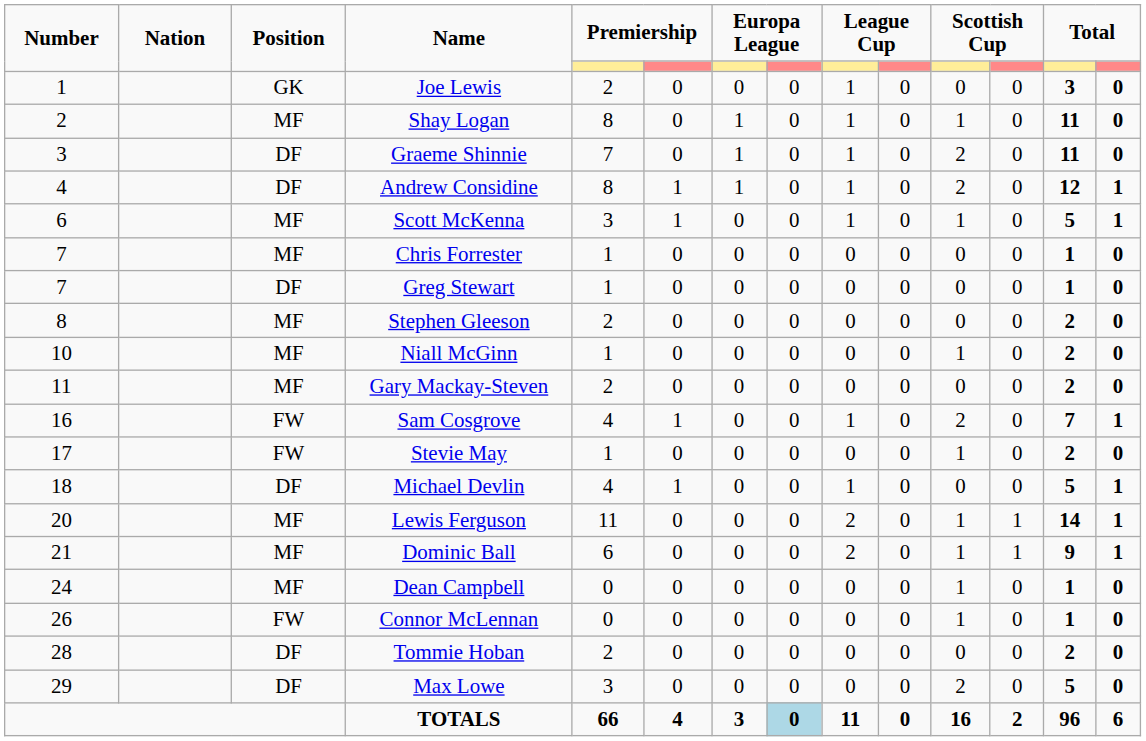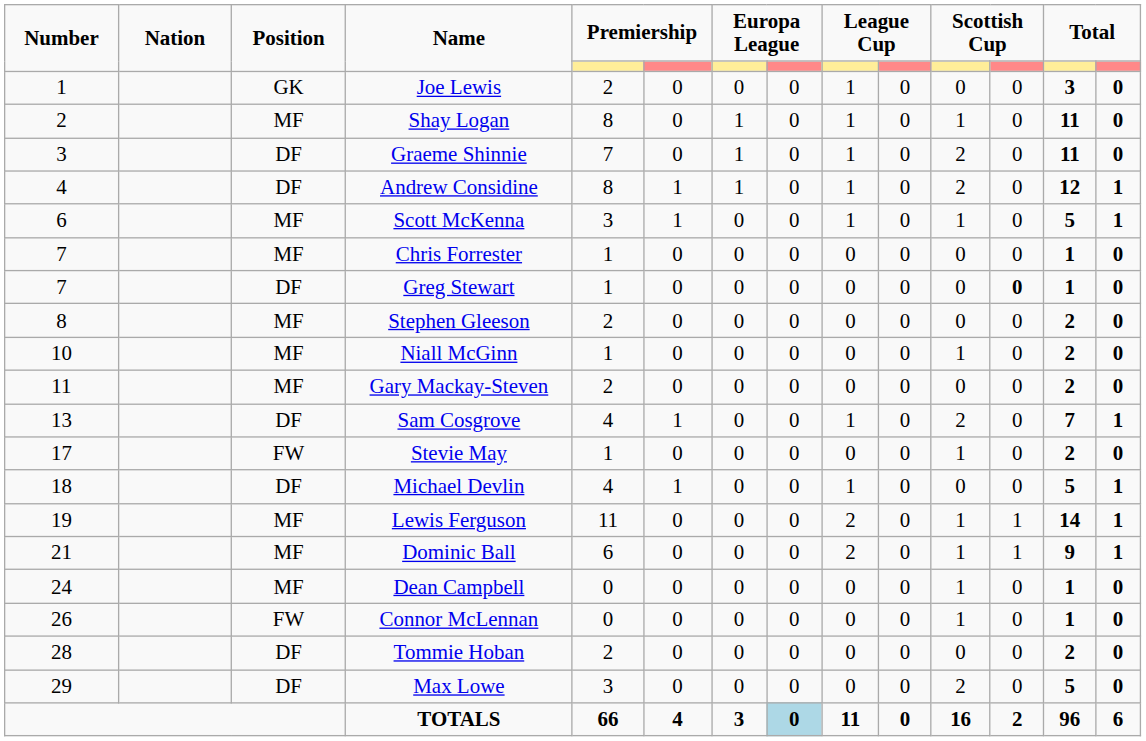(1017, 287) normal -> (1017, 287) bold
(61, 420) 16 -> (61, 420) 13
(289, 420) FW -> (289, 420) DF
(61, 519) 20 -> (61, 519) 19
